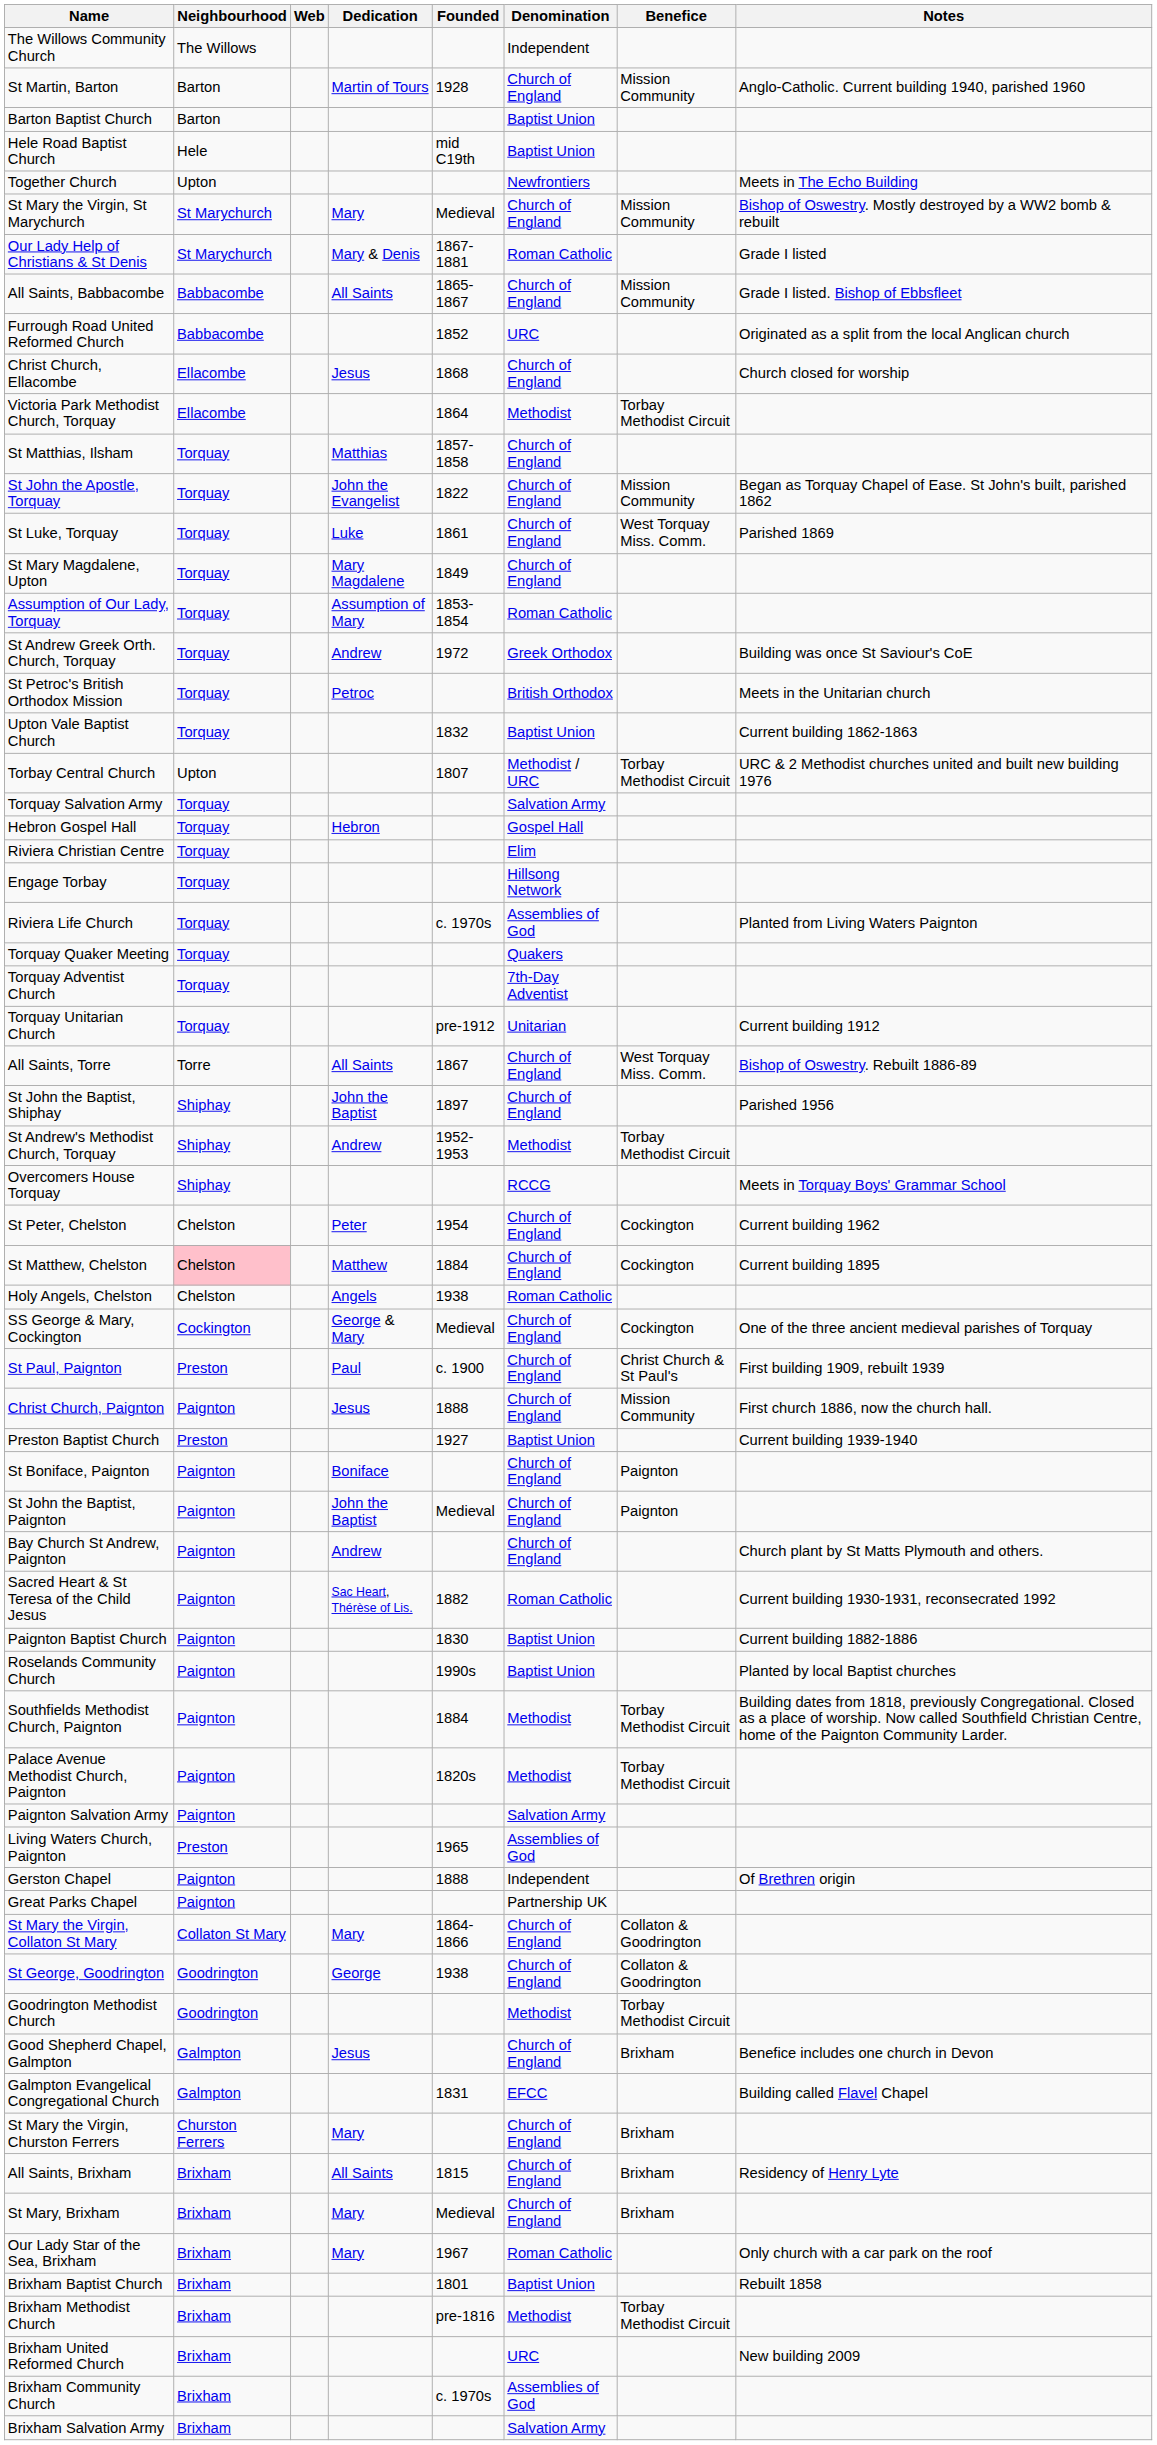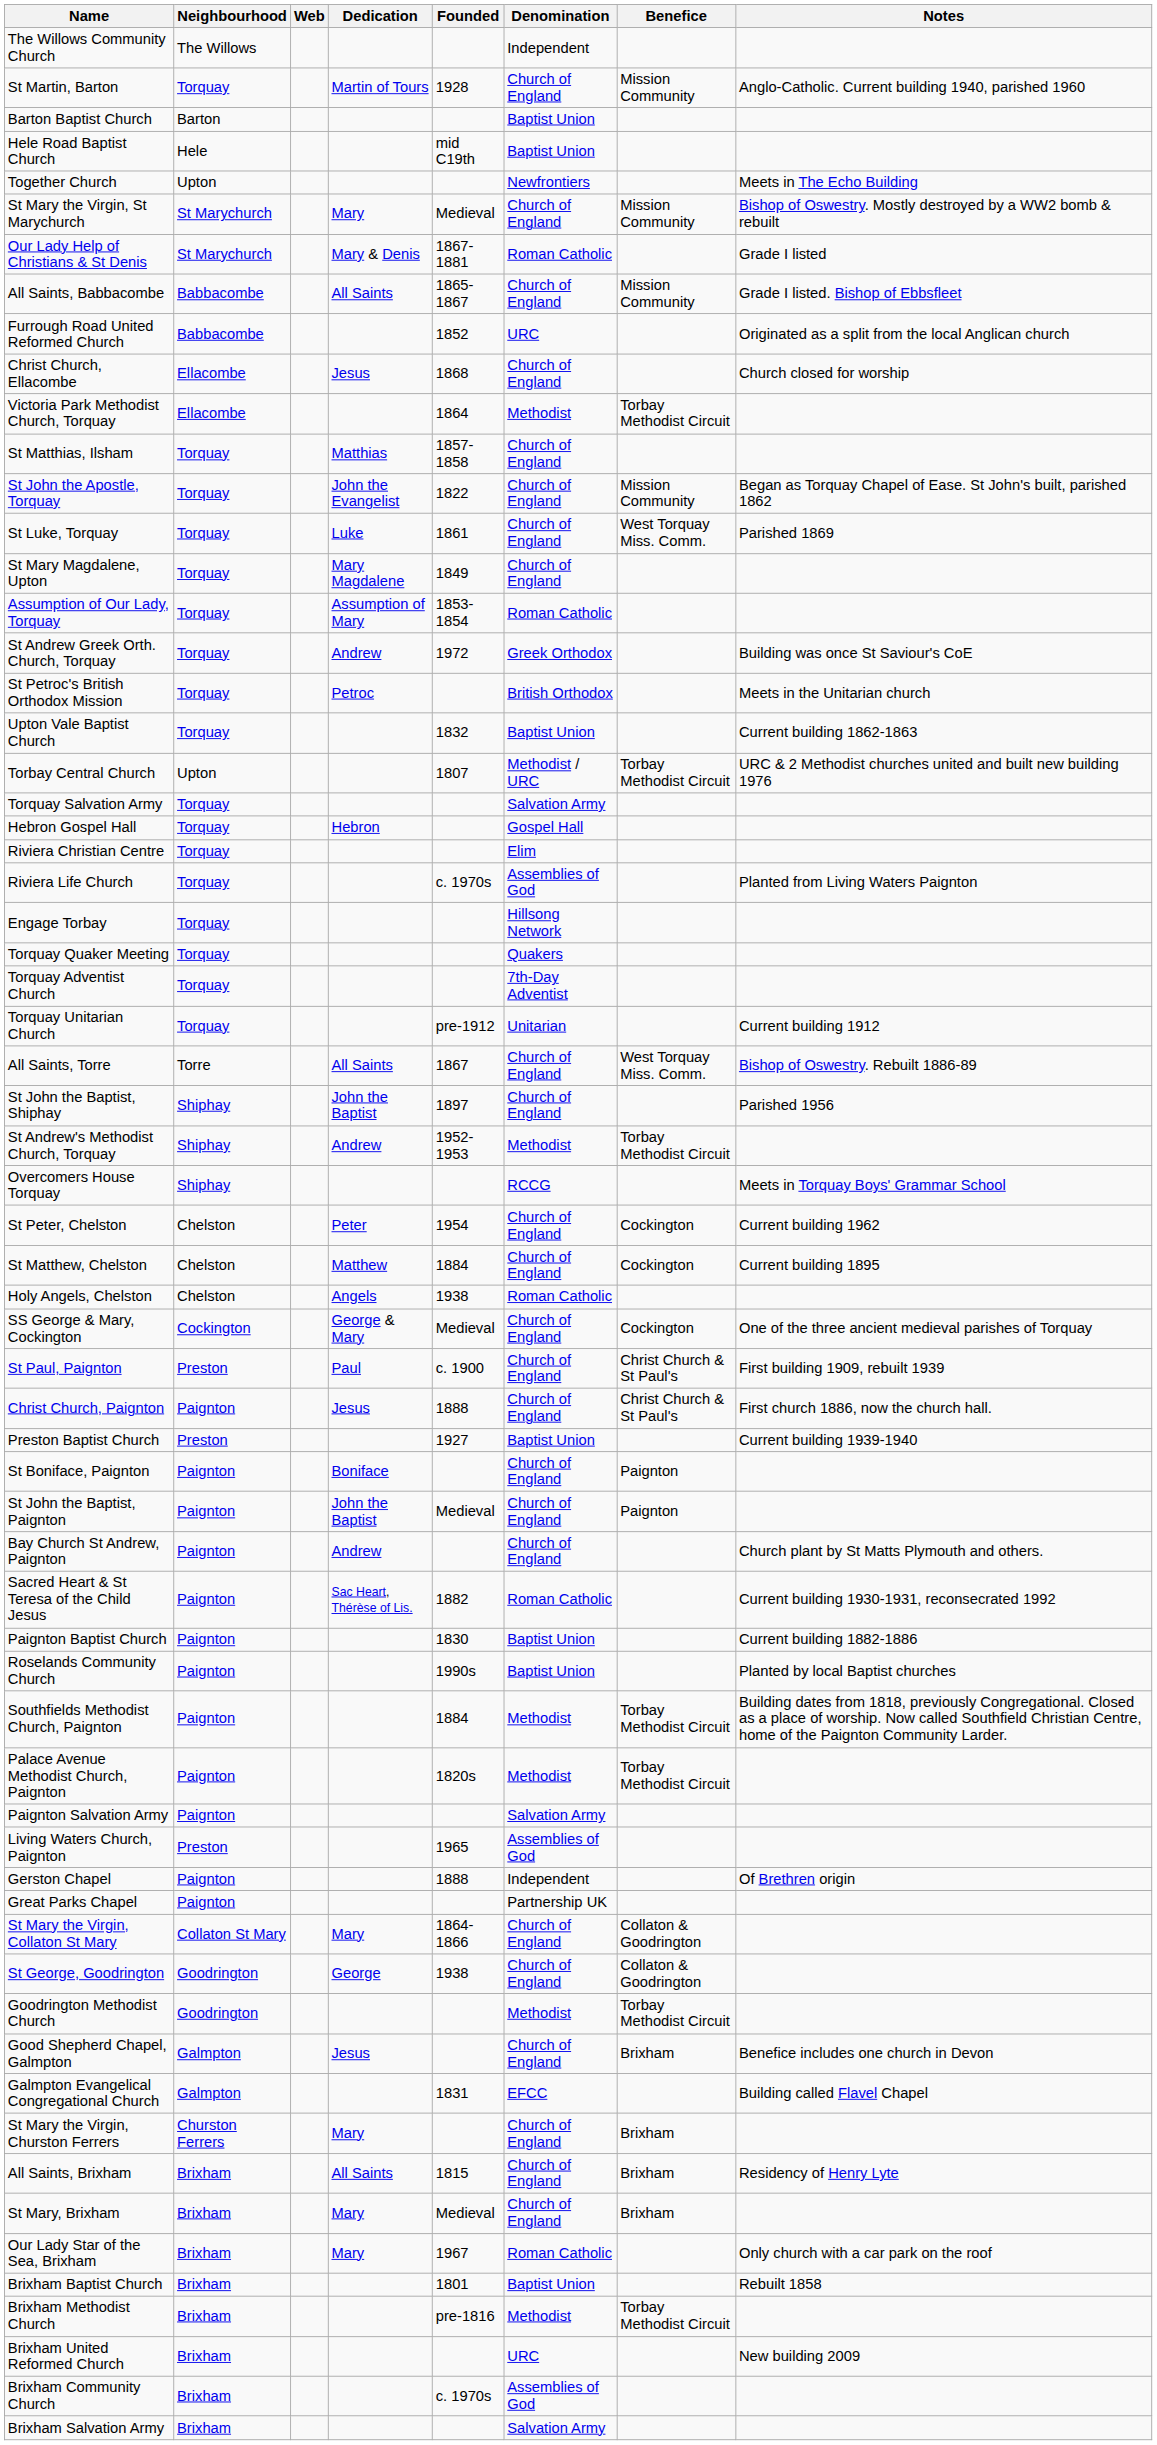(199, 87) Barton -> (203, 87) Torquay
rows swapped: (70, 922) <-> (57, 882)
(206, 1265) pink background -> (206, 1265) no background
(657, 1408) Mission Community -> (672, 1408) Christ Church & St Paul's
